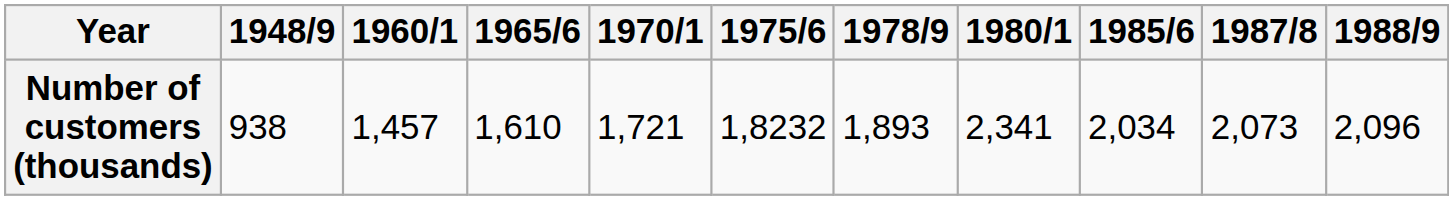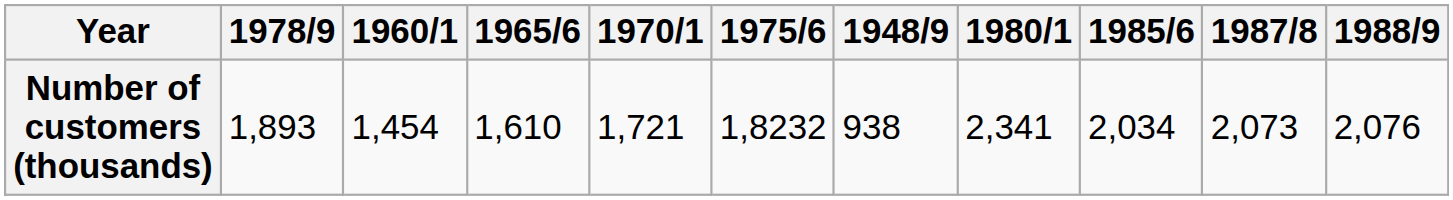columns swapped: (282, 32) <-> (896, 32)
(395, 126) 1,457 -> (395, 126) 1,454
(1377, 126) 2,096 -> (1377, 126) 2,076
